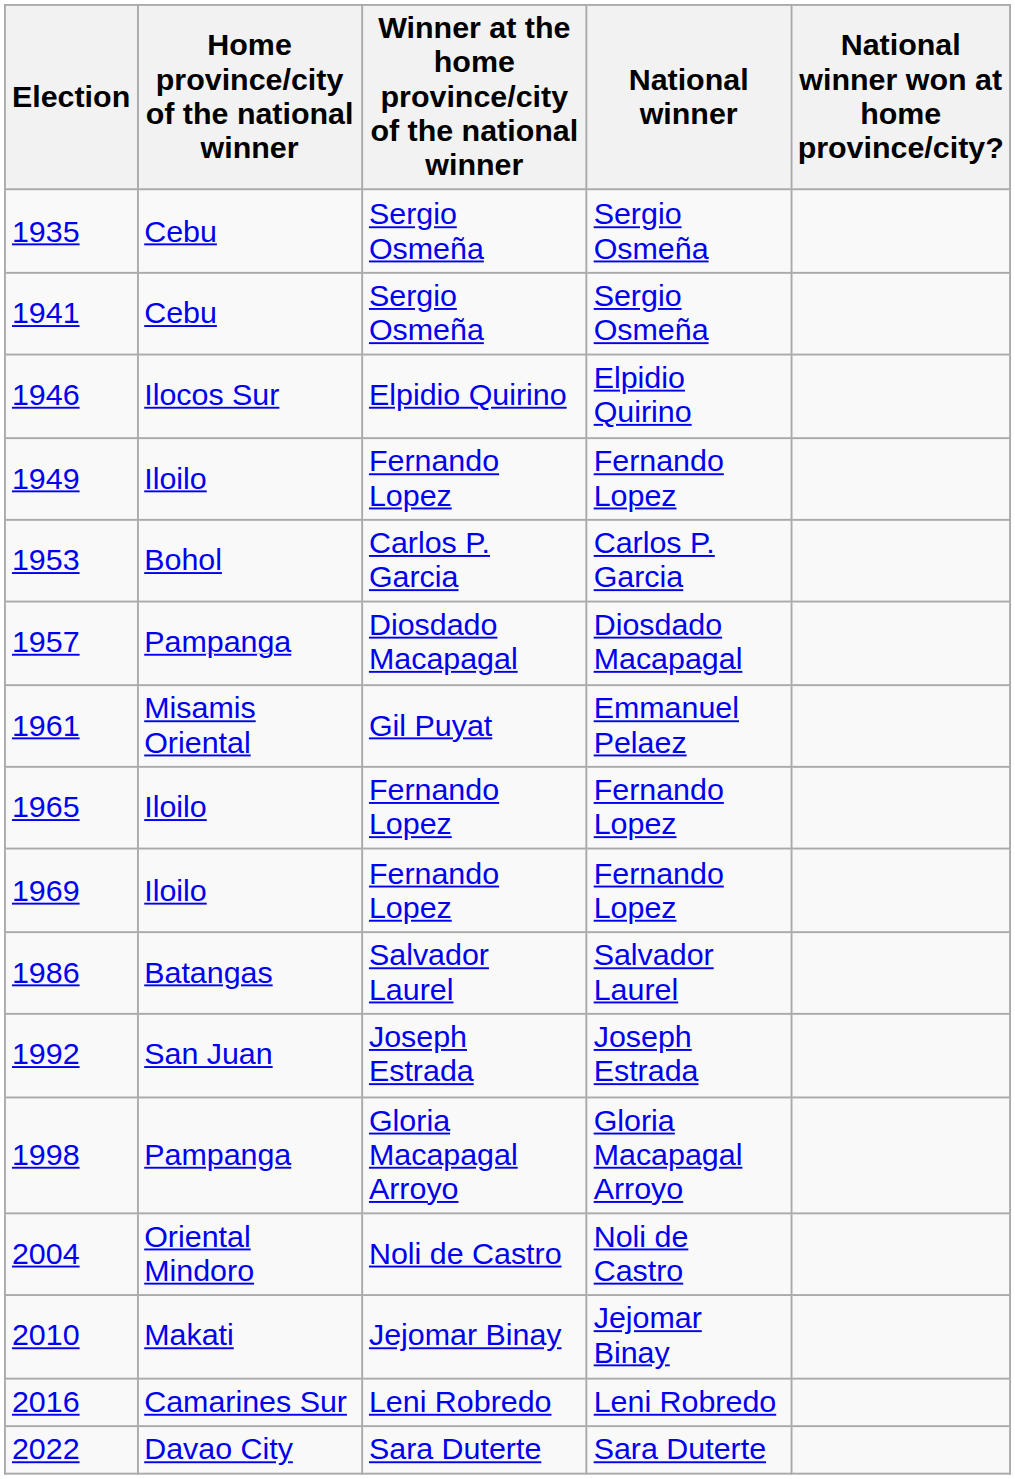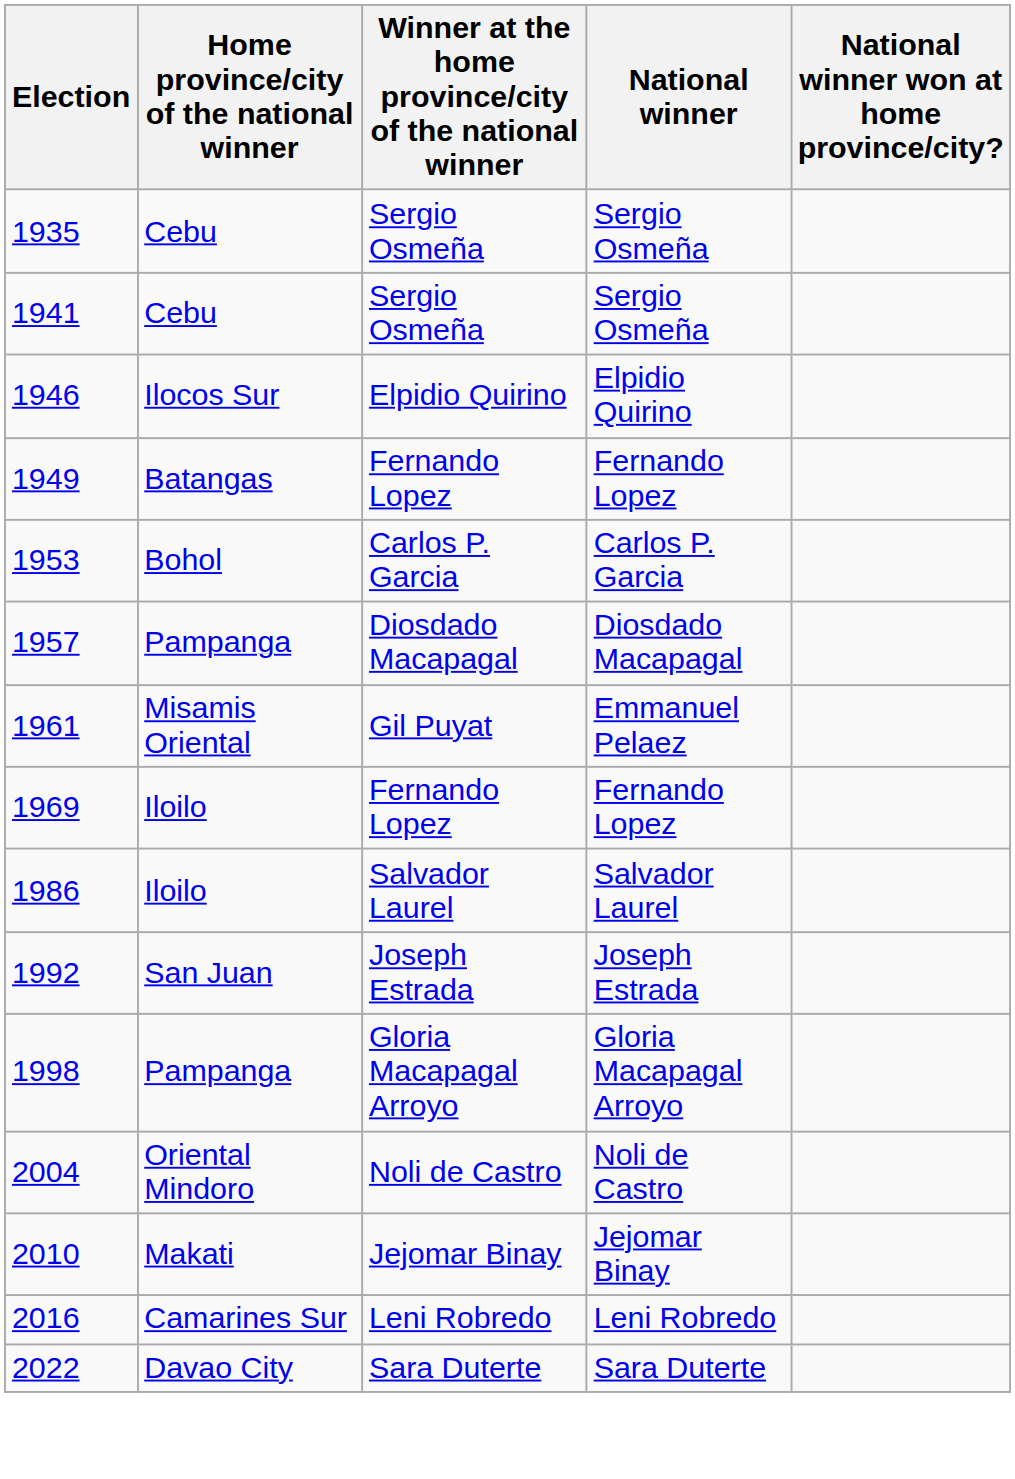(175, 477) Iloilo -> (208, 477) Batangas
- row: (46, 807)
(208, 972) Batangas -> (175, 890) Iloilo
